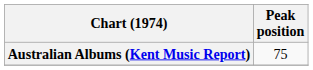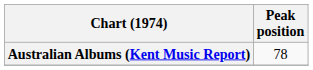(281, 53) 75 -> (281, 53) 78
